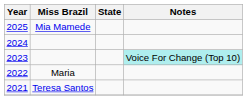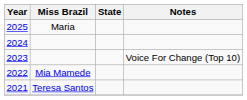(63, 27) Mia Mamede -> (63, 27) Maria
(183, 58) paleturquoise background -> (183, 58) no background
(63, 73) Maria -> (63, 73) Mia Mamede
